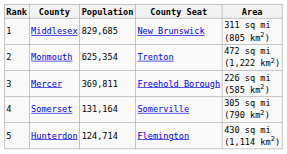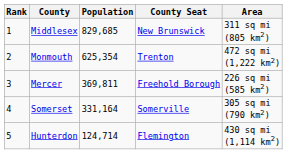(100, 110) 131,164 -> (100, 110) 331,164
